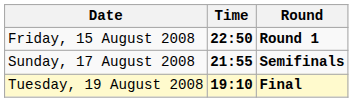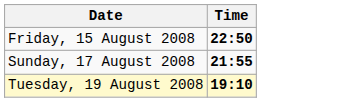- column: (302, 16)
